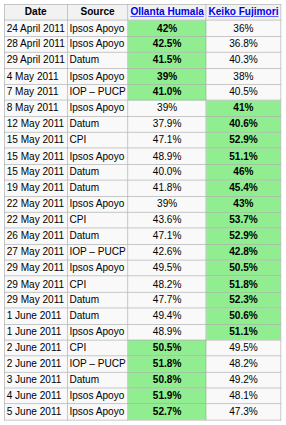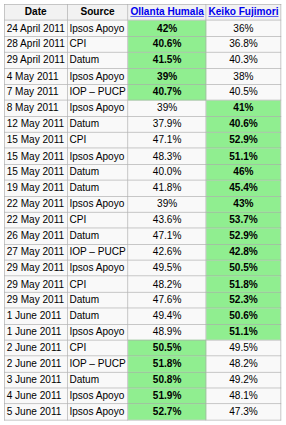(97, 44) Ipsos Apoyo -> (78, 44) CPI
(167, 44) 42.5% -> (167, 44) 40.6%
(167, 92) 41.0% -> (167, 92) 40.7%
(167, 156) 48.9% -> (167, 156) 48.3%
(167, 300) 47.7% -> (167, 300) 47.6%
